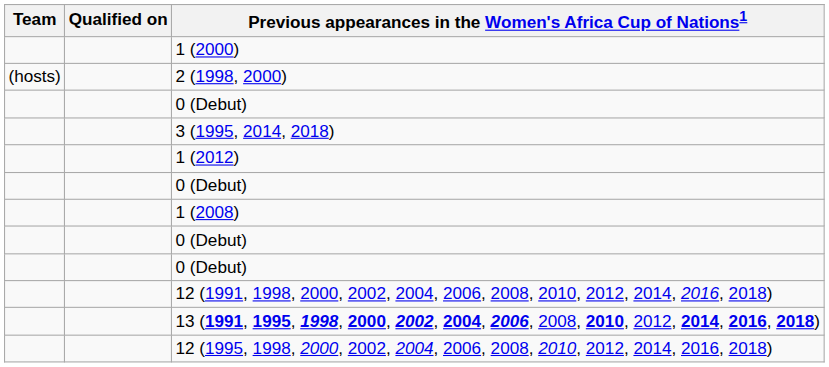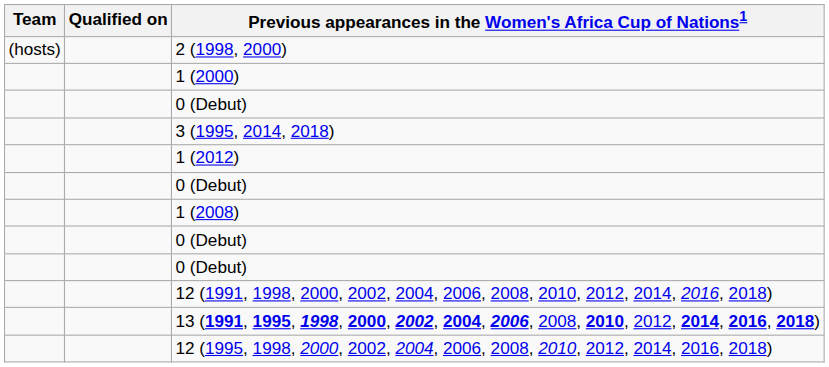rows swapped: (35, 77) <-> (35, 50)
